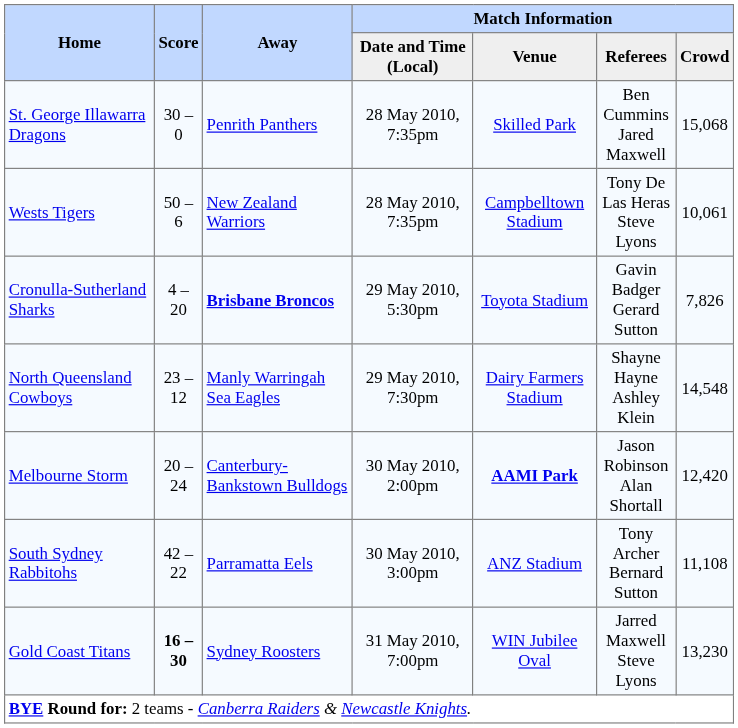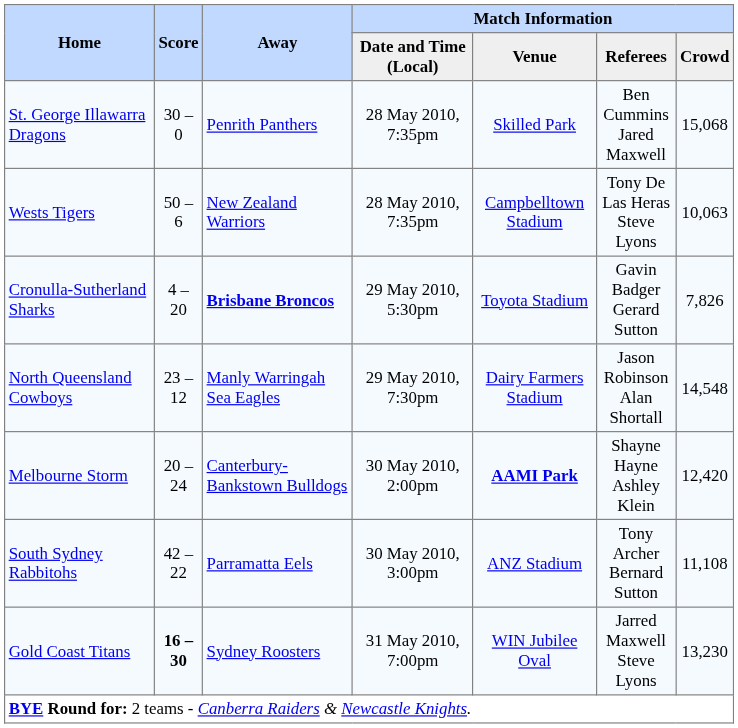(705, 212) 10,061 -> (705, 212) 10,063
(636, 387) Shayne Hayne Ashley Klein -> (636, 387) Jason Robinson Alan Shortall
(636, 475) Jason Robinson Alan Shortall -> (636, 475) Shayne Hayne Ashley Klein
